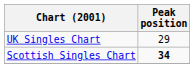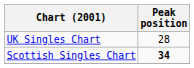(164, 39) 29 -> (164, 39) 28
